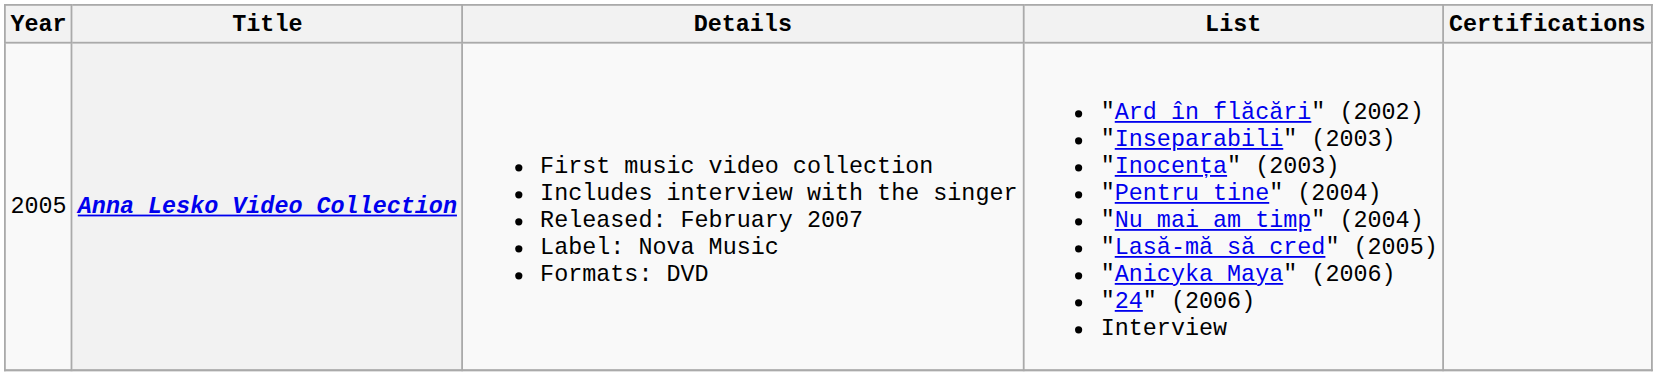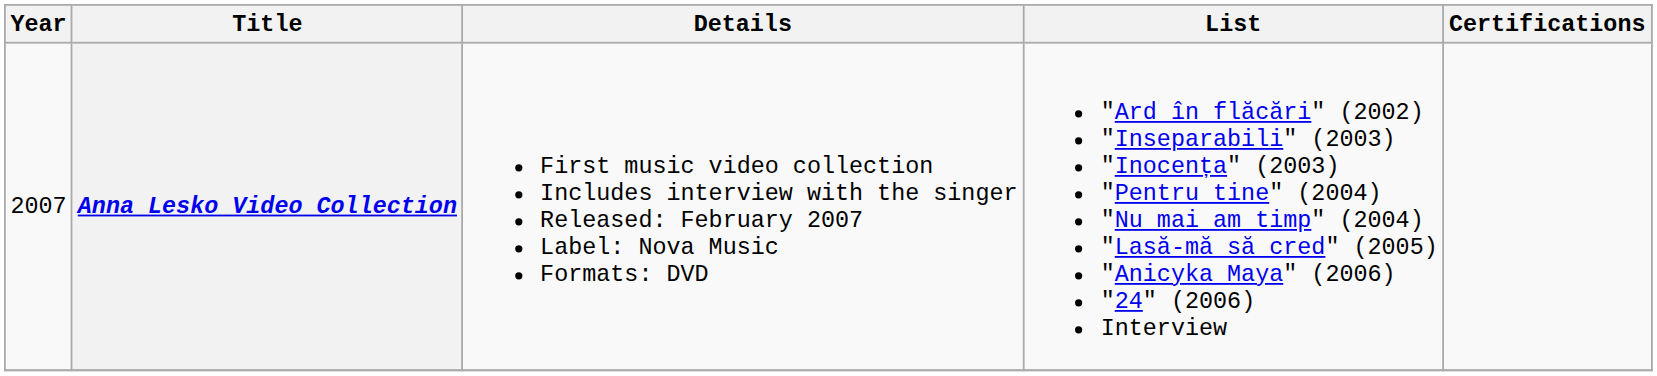(39, 207) 2005 -> (39, 207) 2007
